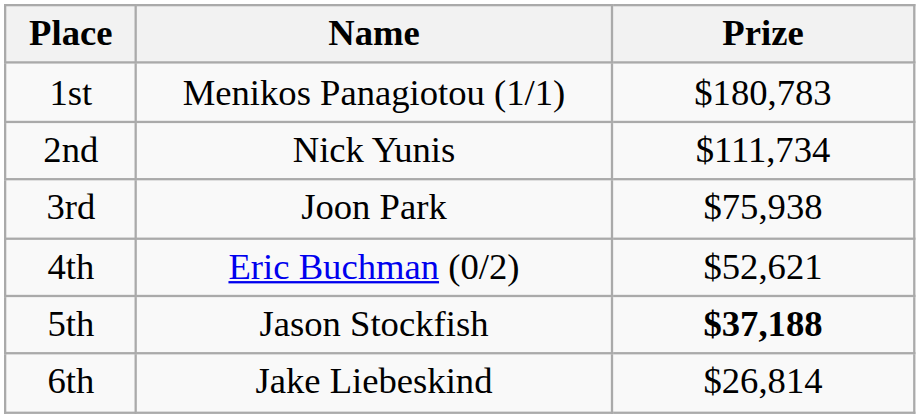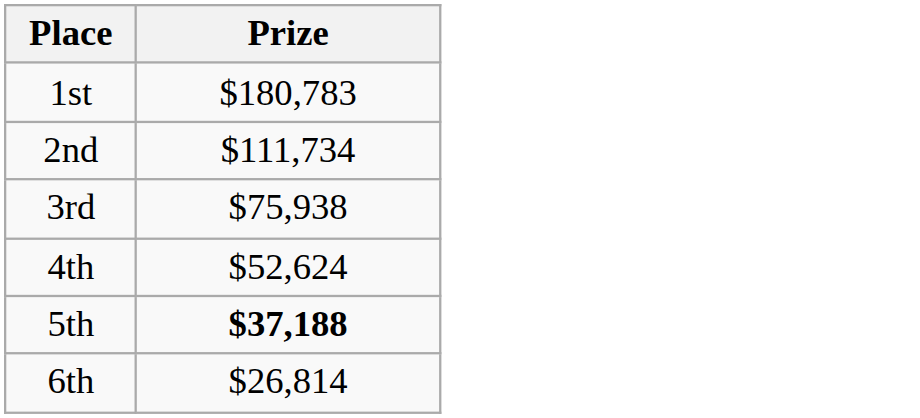- column: (374, 33)
(763, 265) $52,621 -> (288, 265) $52,624
